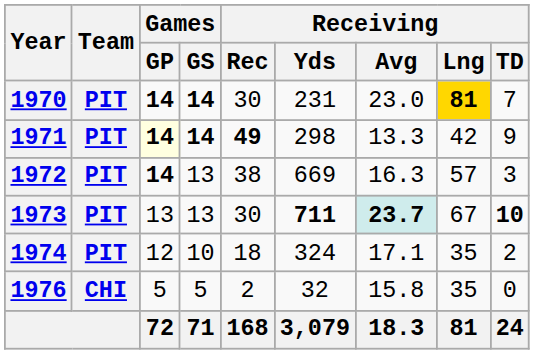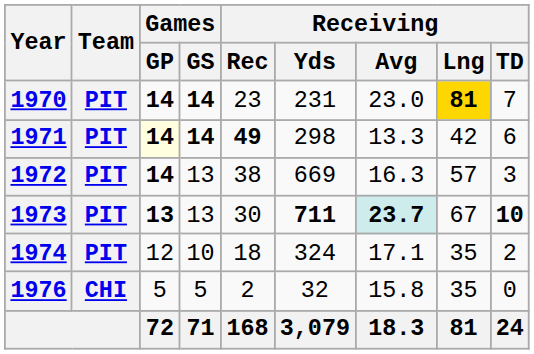(248, 100) 30 -> (248, 100) 23
(510, 138) 9 -> (510, 138) 6
(160, 215) normal -> (160, 215) bold
